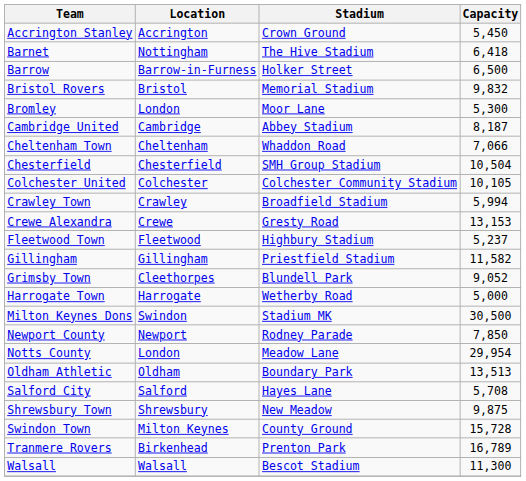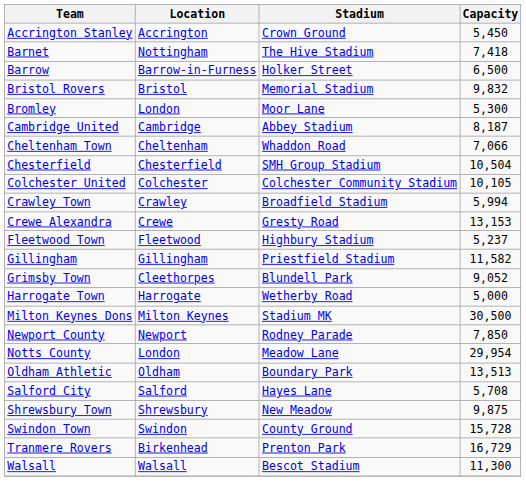(490, 52) 6,418 -> (490, 52) 7,418
(162, 316) Swindon -> (183, 316) Milton Keynes
(183, 429) Milton Keynes -> (162, 429) Swindon
(490, 448) 16,789 -> (490, 448) 16,729
